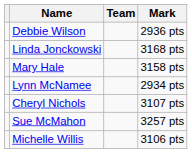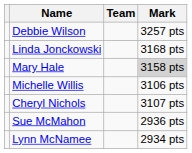(162, 31) 2936 pts -> (162, 31) 3257 pts
(162, 67) no background -> (162, 67) lightgrey background
rows swapped: (48, 139) <-> (52, 85)
(162, 121) 3257 pts -> (162, 121) 2936 pts
